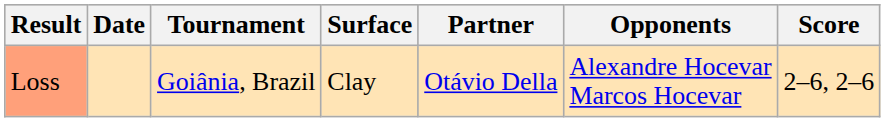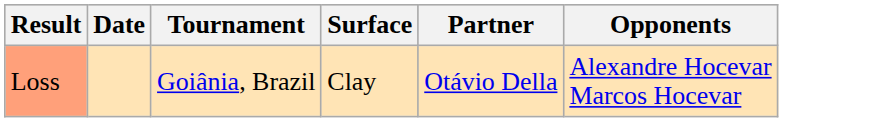- column: (829, 25)
